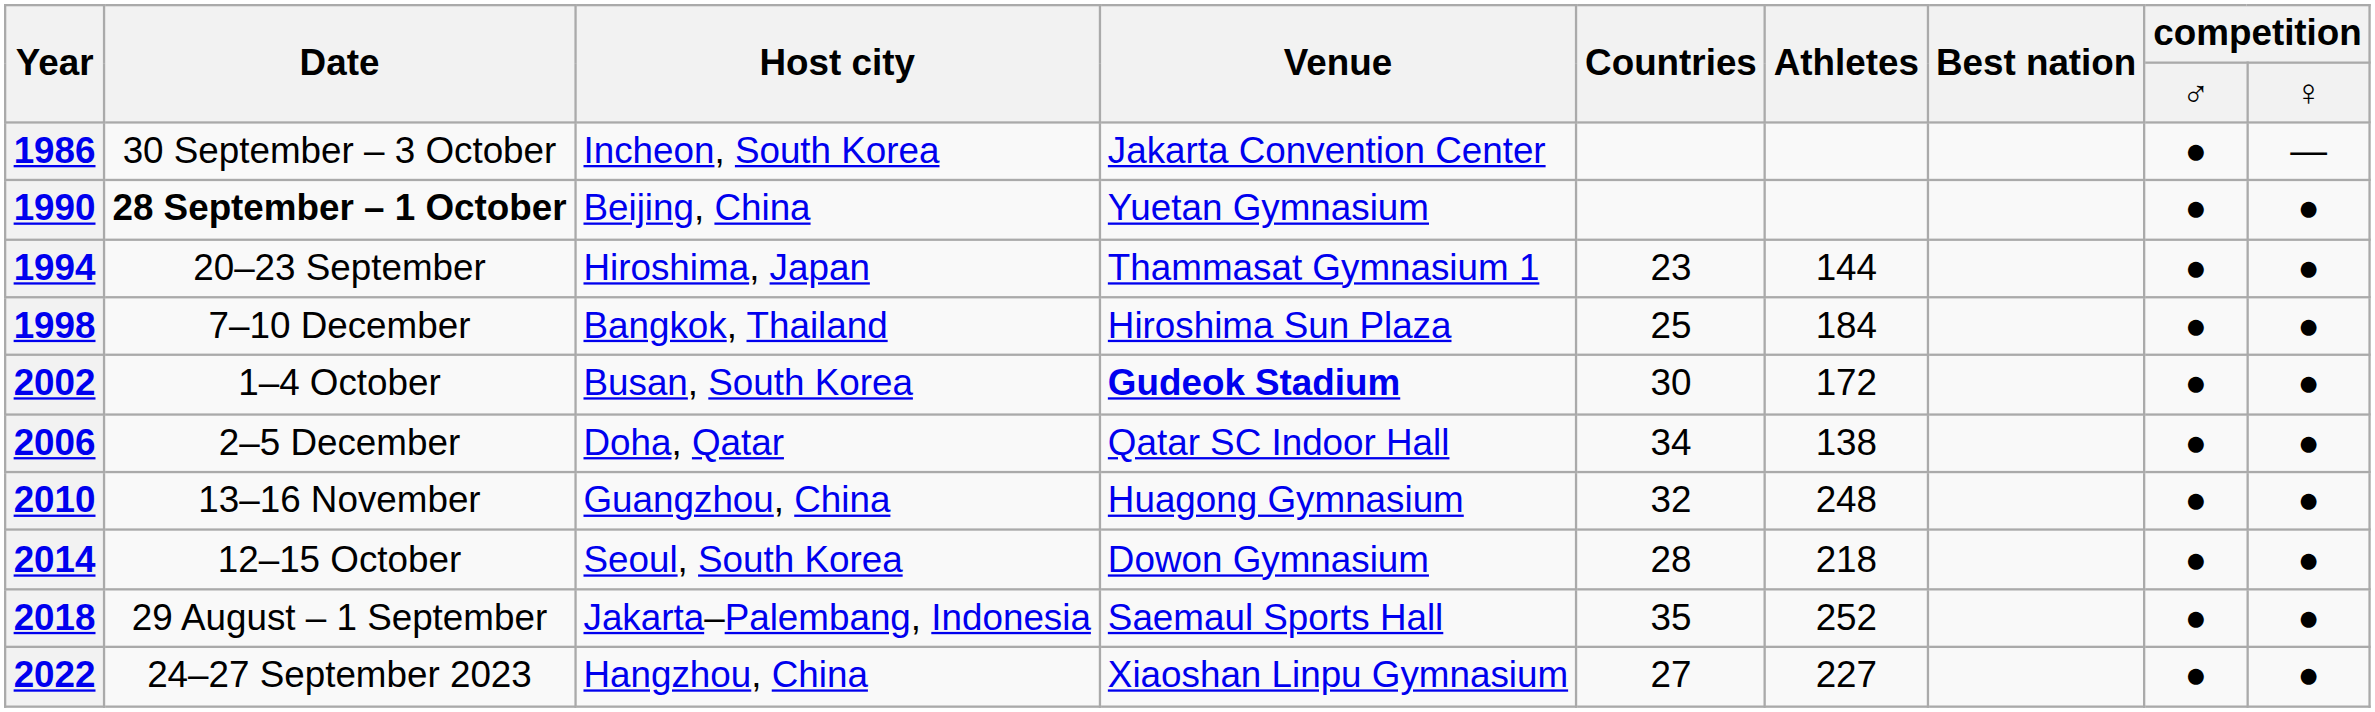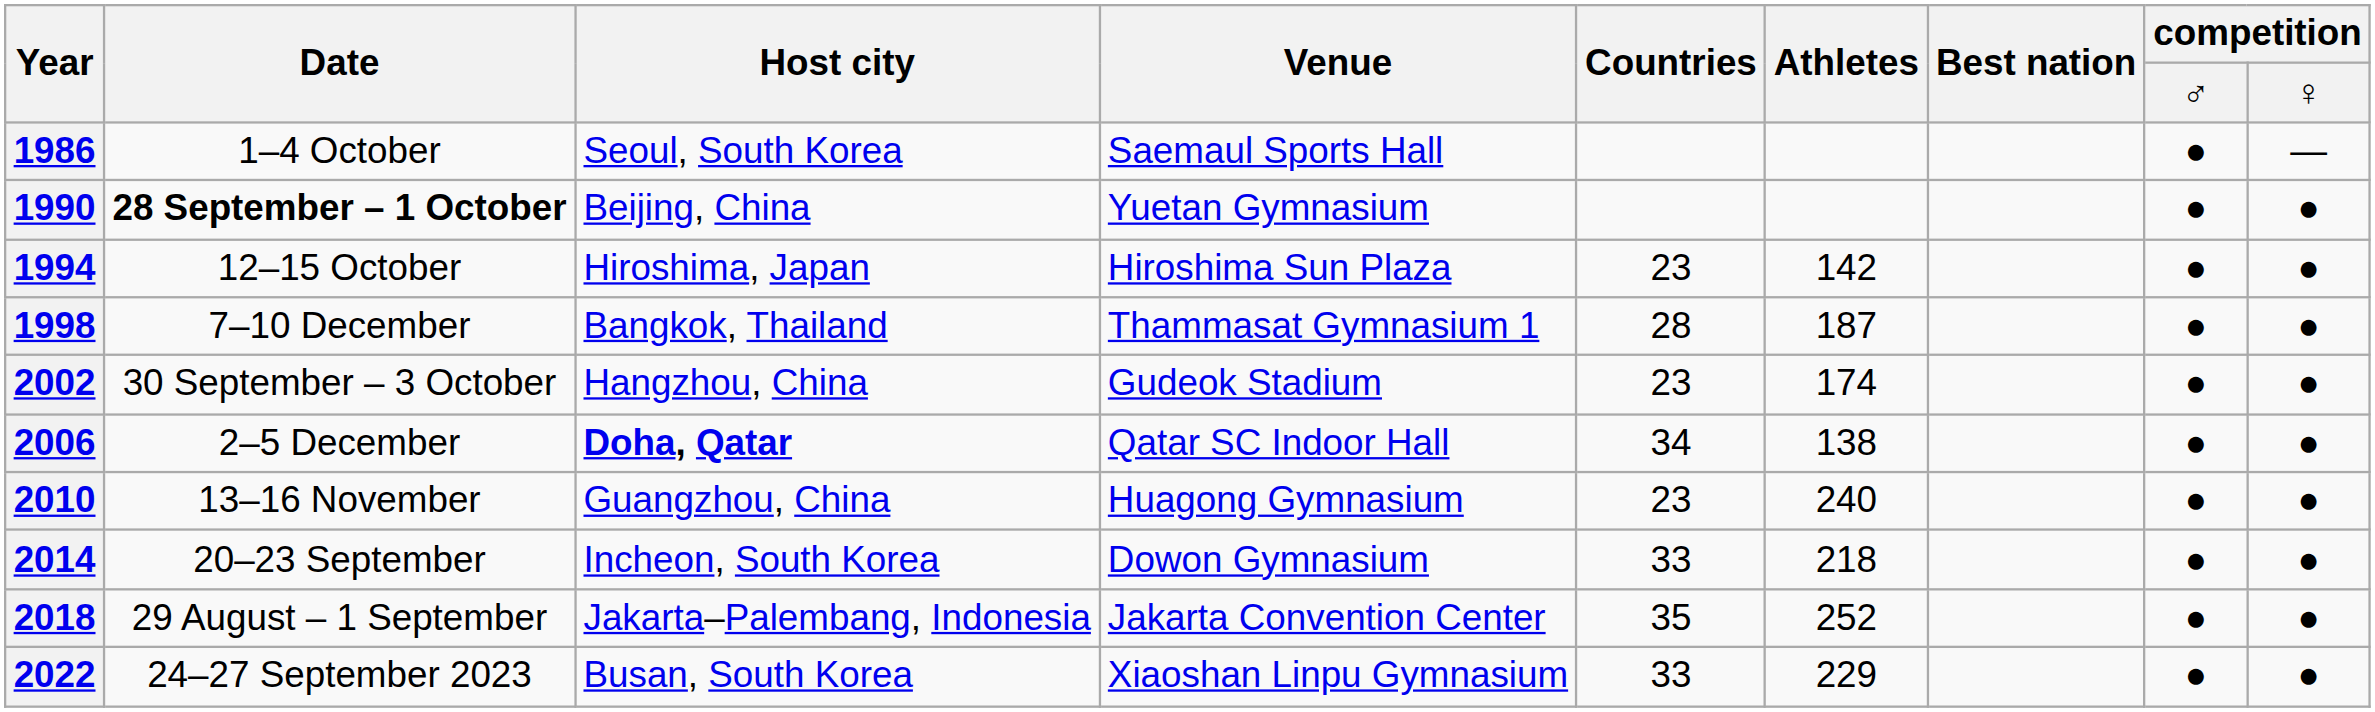(339, 150) 30 September – 3 October -> (339, 150) 1–4 October
(761, 150) Incheon, South Korea -> (743, 150) Seoul, South Korea
(1327, 150) Jakarta Convention Center -> (1276, 150) Saemaul Sports Hall
(339, 267) 20–23 September -> (339, 267) 12–15 October
(1324, 267) Thammasat Gymnasium 1 -> (1280, 267) Hiroshima Sun Plaza
(1846, 267) 144 -> (1846, 267) 142
(1280, 325) Hiroshima Sun Plaza -> (1324, 325) Thammasat Gymnasium 1
(1671, 325) 25 -> (1671, 325) 28
(1846, 325) 184 -> (1846, 325) 187
(339, 383) 1–4 October -> (339, 383) 30 September – 3 October
(748, 383) Busan, South Korea -> (726, 383) Hangzhou, China
(1254, 383) bold -> (1245, 383) normal
(1671, 383) 30 -> (1671, 383) 23
(1846, 383) 172 -> (1846, 383) 174
(684, 442) normal -> (688, 442) bold
(1671, 500) 32 -> (1671, 500) 23
(1846, 500) 248 -> (1846, 500) 240
(339, 558) 12–15 October -> (339, 558) 20–23 September
(743, 558) Seoul, South Korea -> (761, 558) Incheon, South Korea
(1671, 558) 28 -> (1671, 558) 33
(1276, 617) Saemaul Sports Hall -> (1327, 617) Jakarta Convention Center
(726, 675) Hangzhou, China -> (748, 675) Busan, South Korea
(1671, 675) 27 -> (1671, 675) 33
(1846, 675) 227 -> (1846, 675) 229
